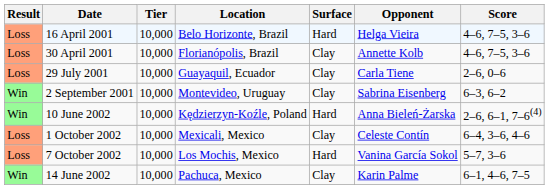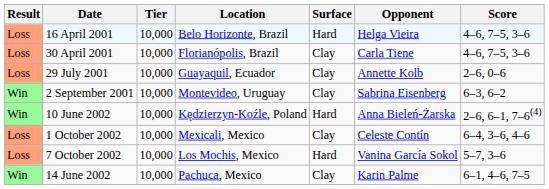(390, 53) Annette Kolb -> (386, 53) Carla Tiene
(386, 72) Carla Tiene -> (390, 72) Annette Kolb
